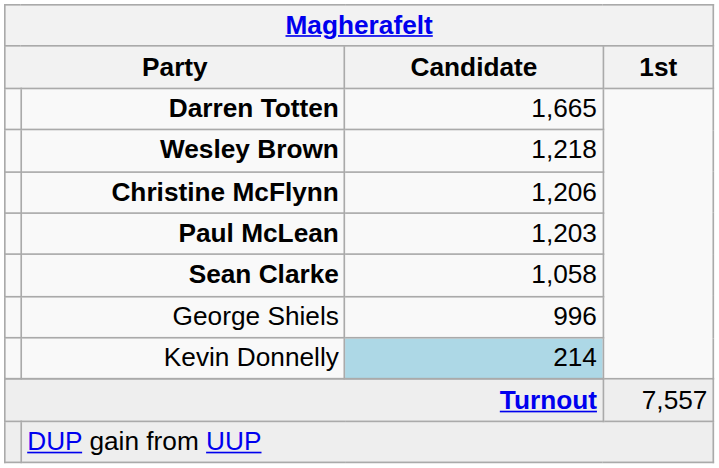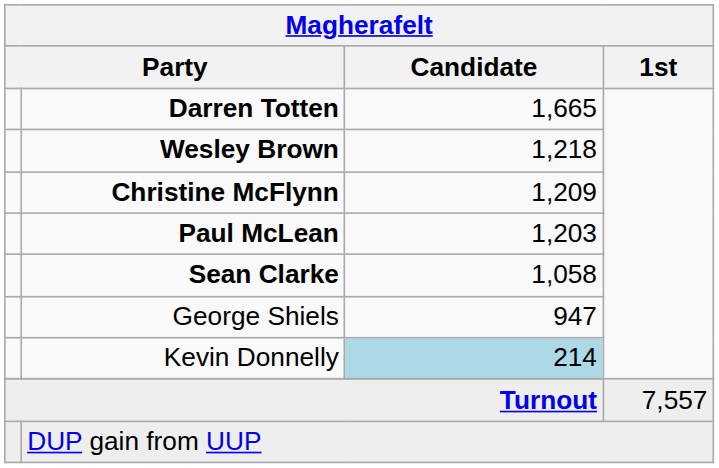(564, 191) 1,206 -> (564, 191) 1,209
(575, 316) 996 -> (575, 316) 947
